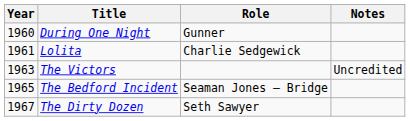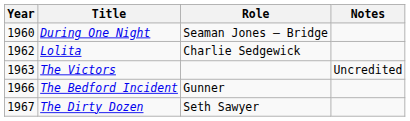(204, 32) Gunner -> (256, 32) Seaman Jones – Bridge
(21, 51) 1961 -> (21, 51) 1962
(21, 88) 1965 -> (21, 88) 1966
(256, 88) Seaman Jones – Bridge -> (204, 88) Gunner
